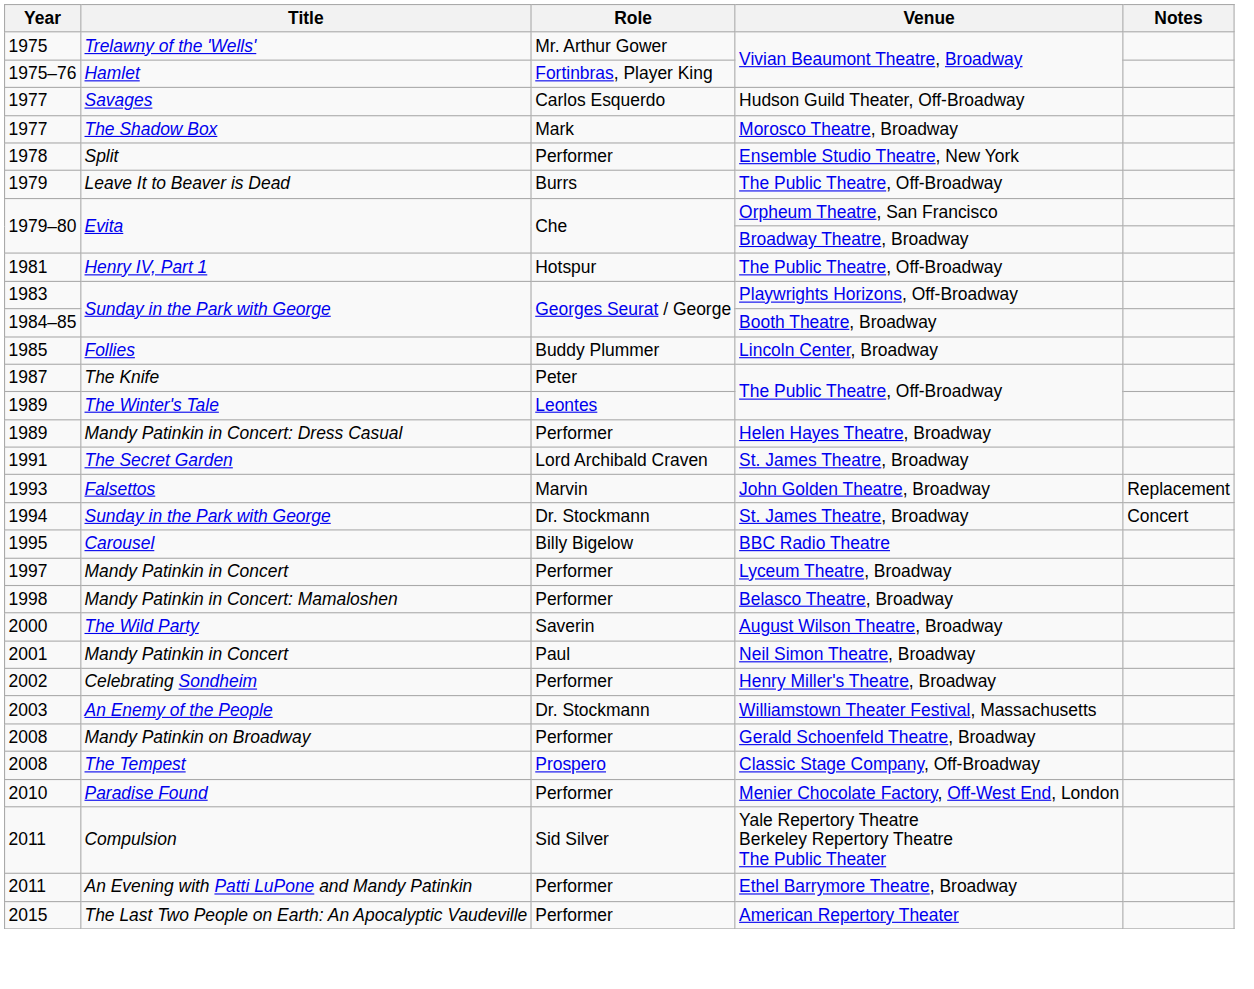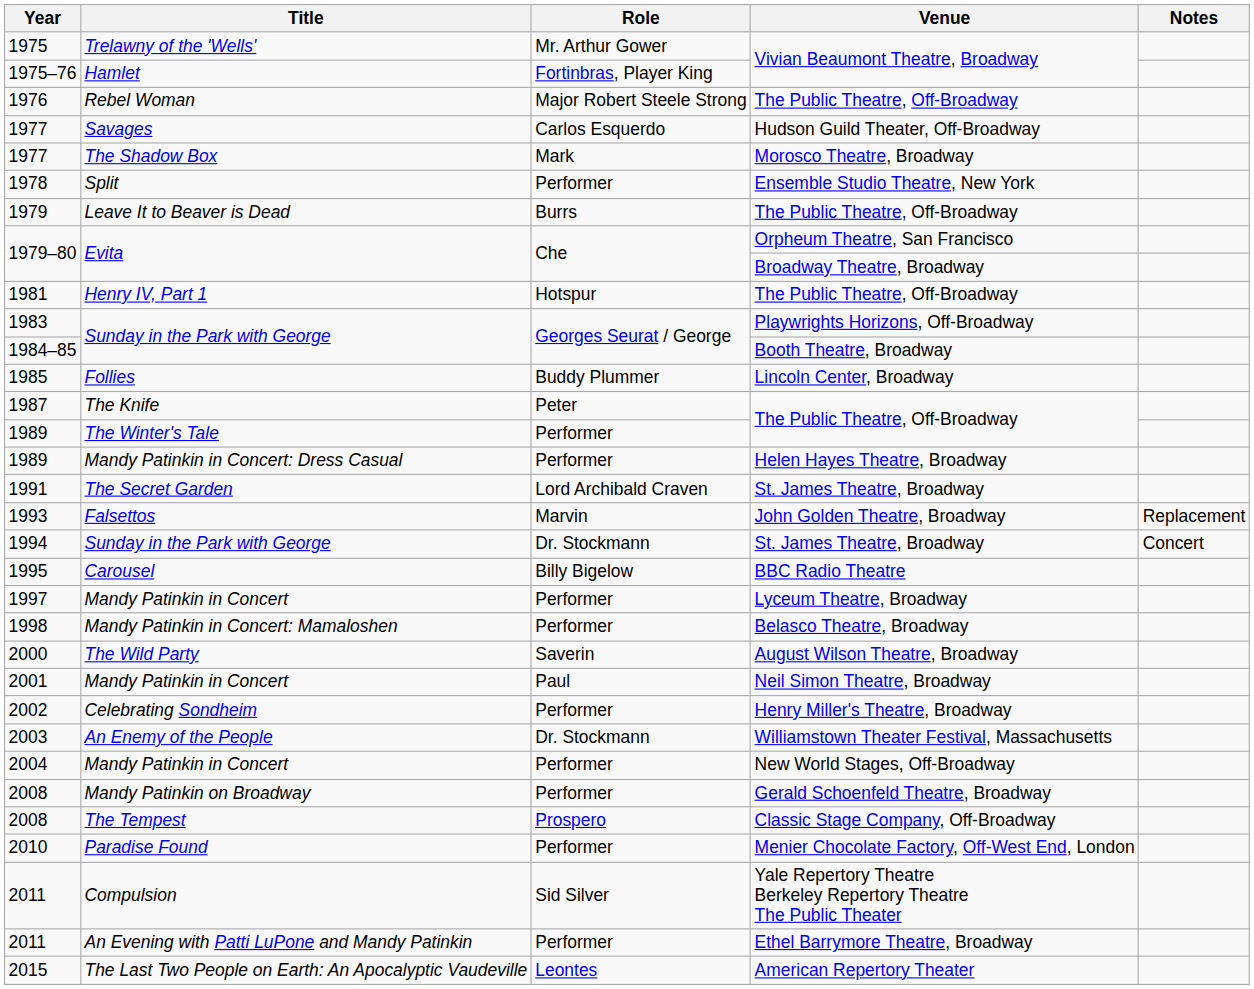+ row: (28, 101)
(566, 405) Leontes -> (574, 433) Performer
+ row: (28, 765)
(574, 914) Performer -> (566, 970) Leontes
